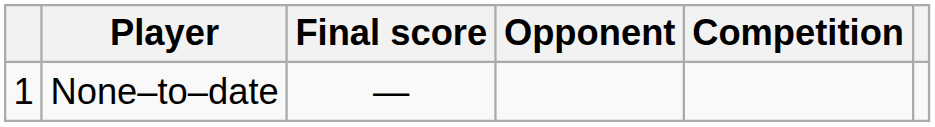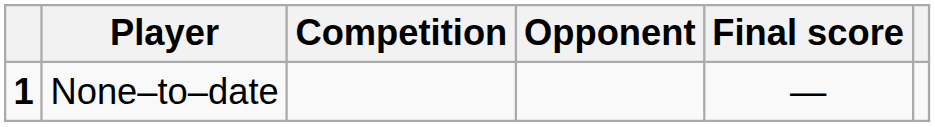columns swapped: (798, 33) <-> (391, 33)
(24, 90) normal -> (24, 90) bold
